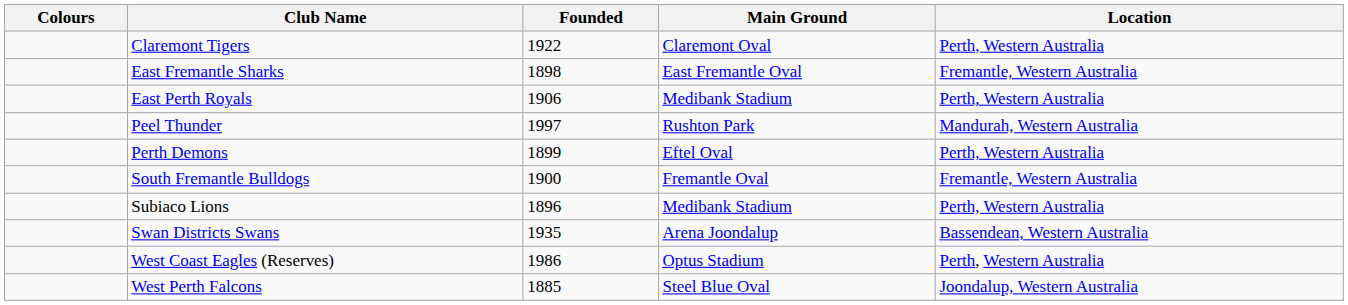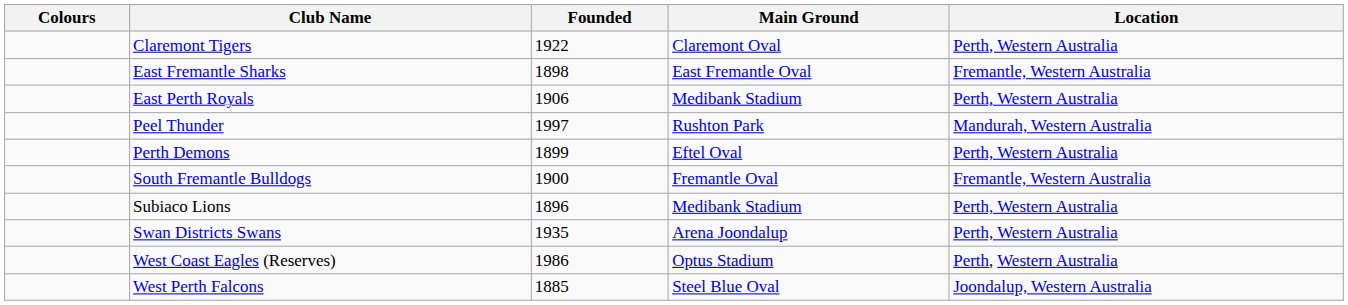(1044, 233) Bassendean, Western Australia -> (1036, 233) Perth, Western Australia
